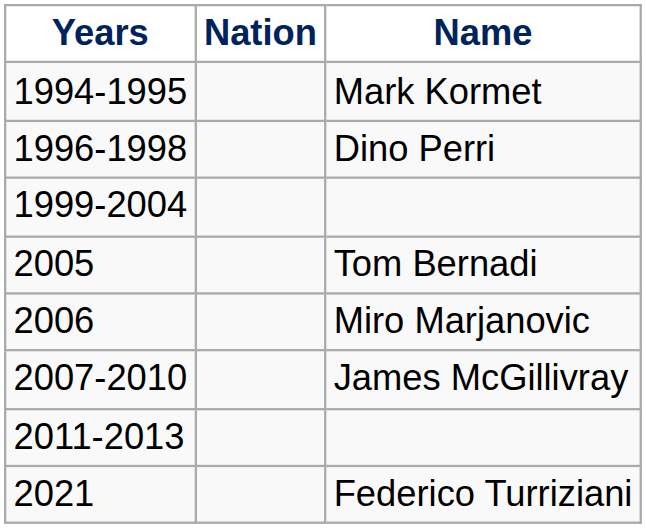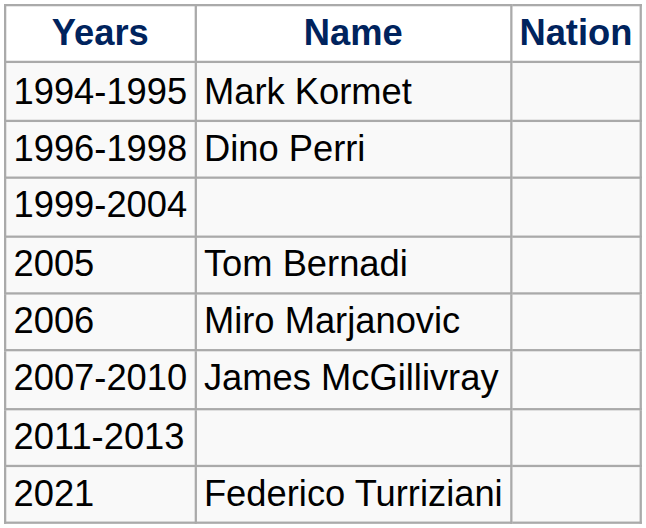columns swapped: (483, 33) <-> (260, 33)
